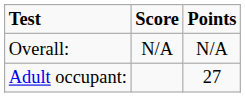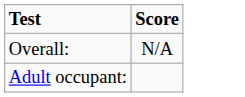- column: (212, 19)
